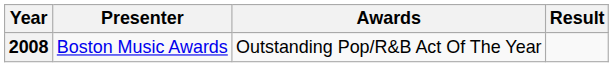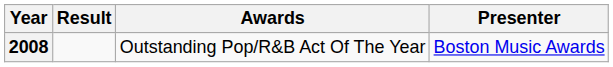columns swapped: (142, 18) <-> (577, 18)
